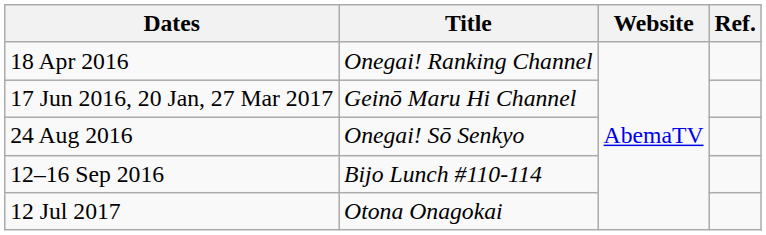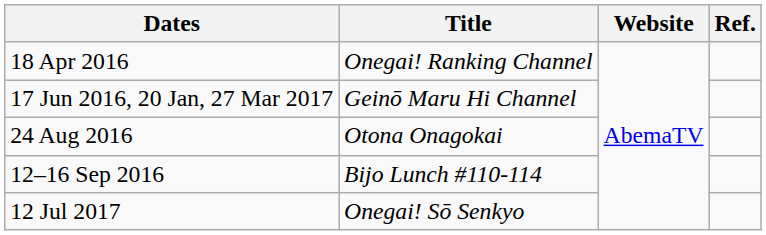(434, 135) Onegai! Sō Senkyo -> (423, 135) Otona Onagokai
(423, 211) Otona Onagokai -> (434, 211) Onegai! Sō Senkyo
